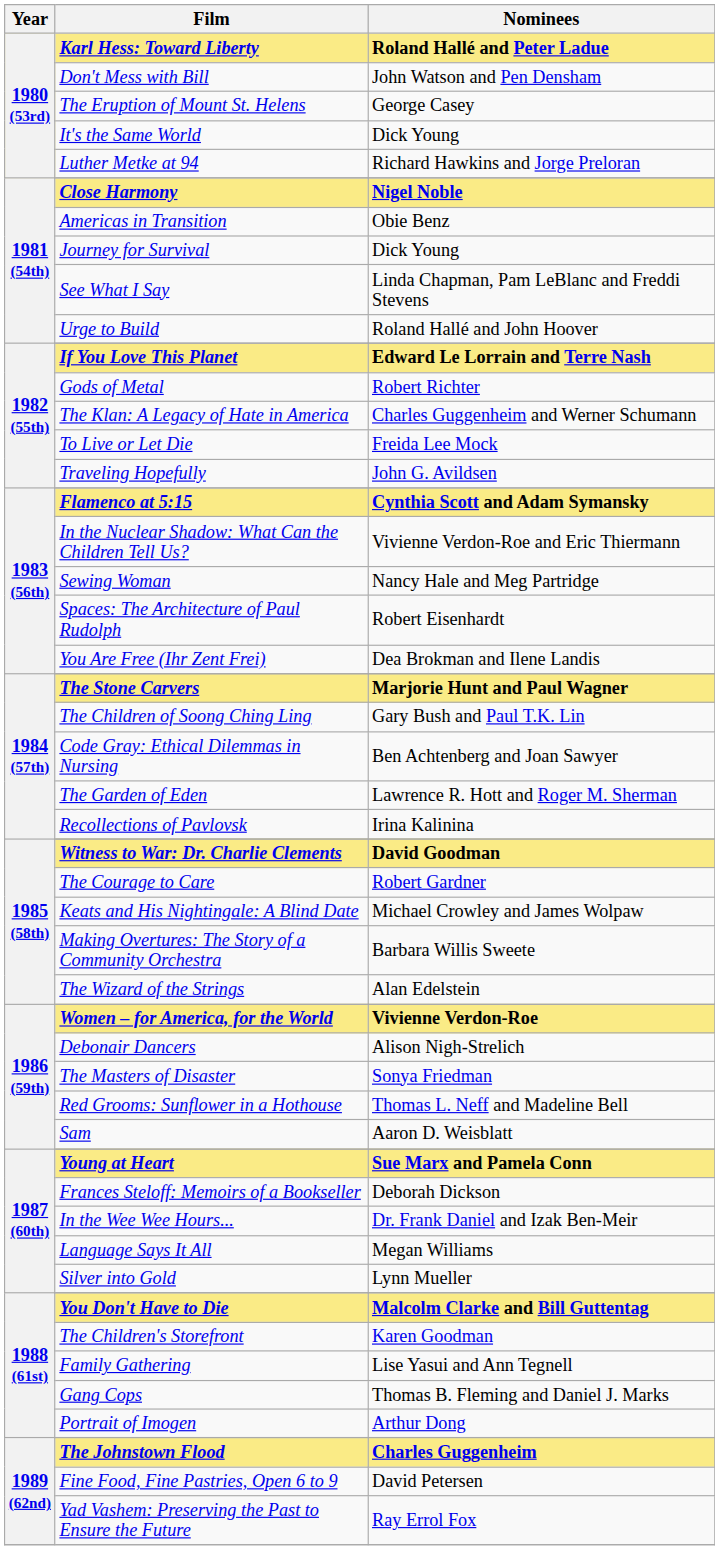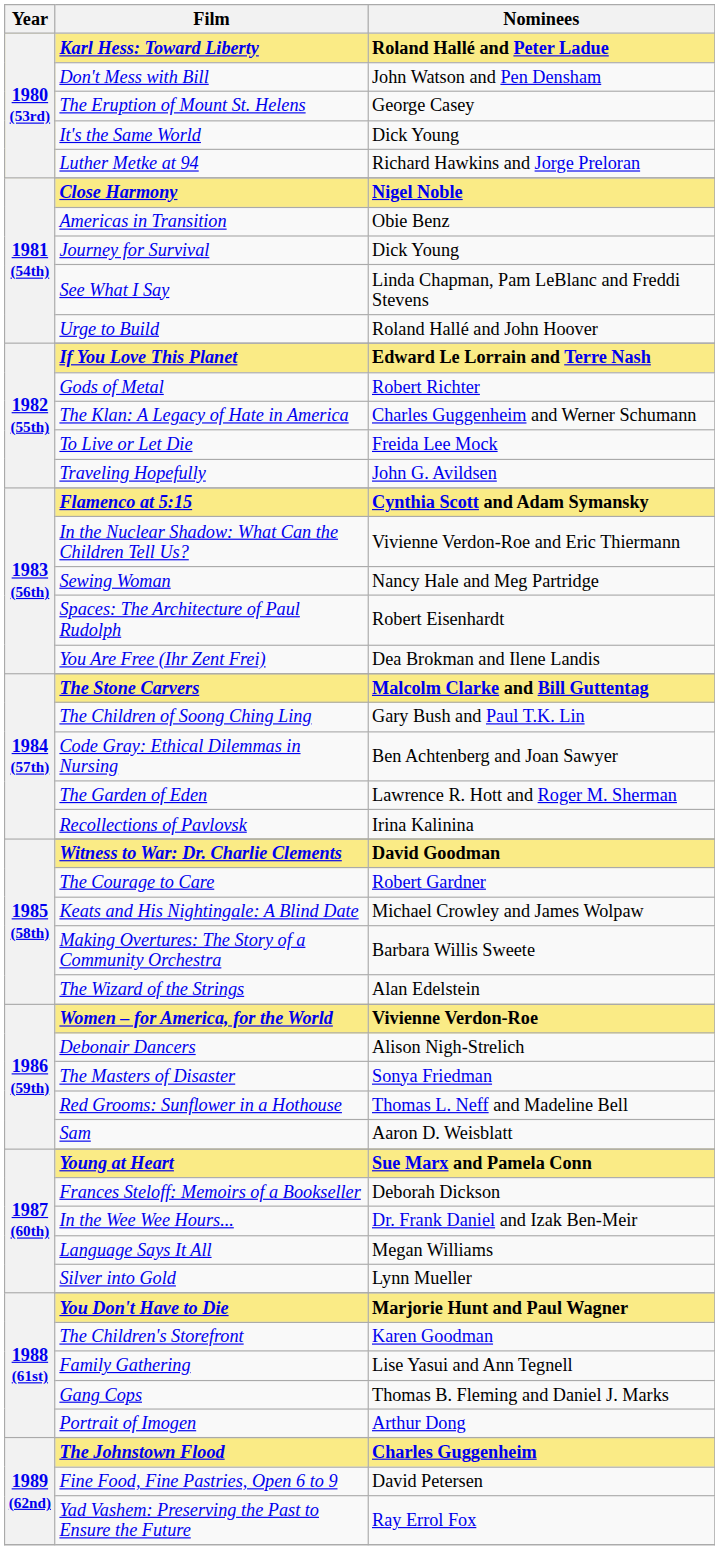(500, 688) Marjorie Hunt and Paul Wagner -> (510, 688) Malcolm Clarke and Bill Guttentag
(510, 1307) Malcolm Clarke and Bill Guttentag -> (500, 1307) Marjorie Hunt and Paul Wagner
